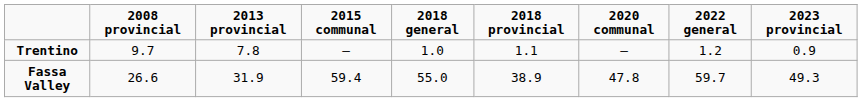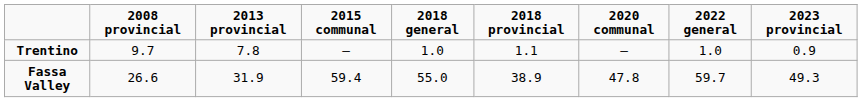(710, 50) 1.2 -> (710, 50) 1.0
